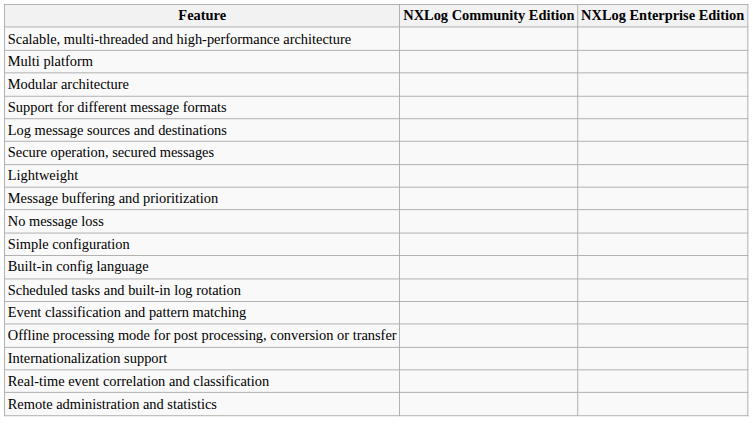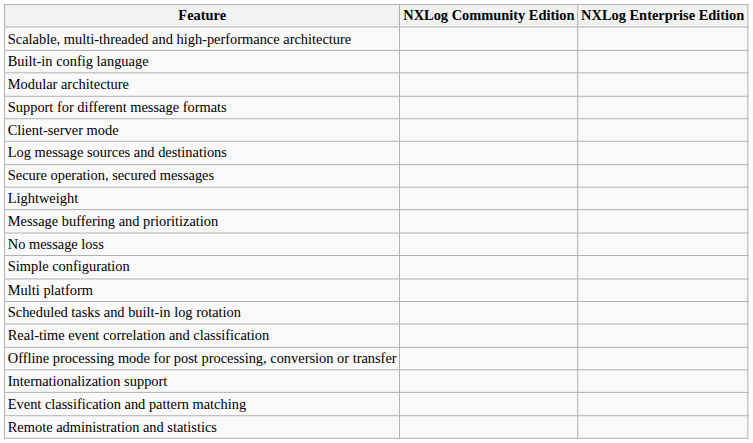rows swapped: (50, 61) <-> (78, 267)
+ row: (63, 130)
rows swapped: (127, 312) <-> (139, 381)
